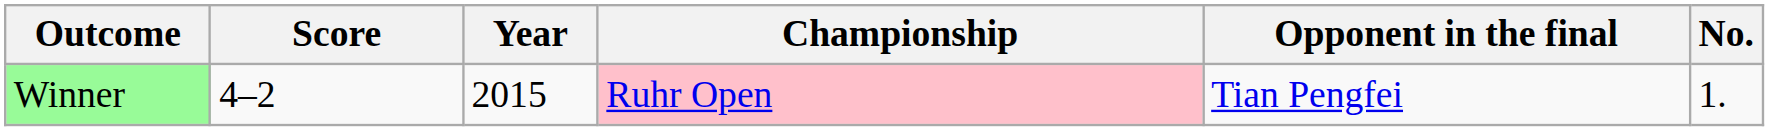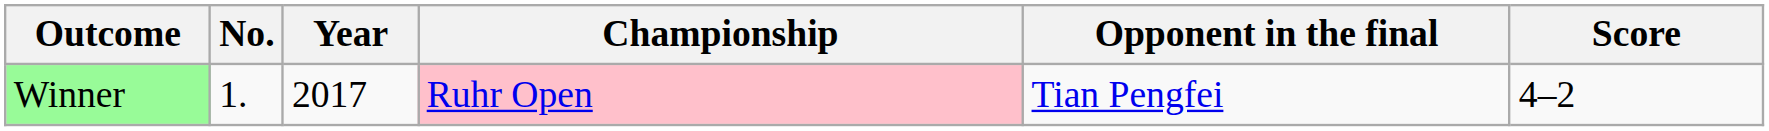columns swapped: (1726, 34) <-> (337, 34)
(509, 93) 2015 -> (329, 93) 2017
